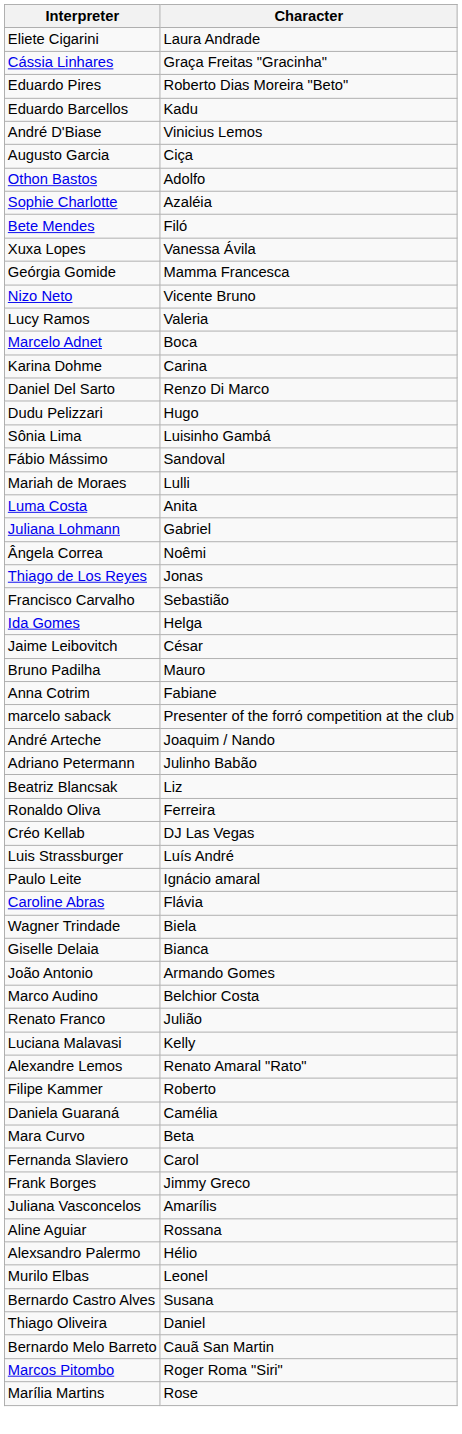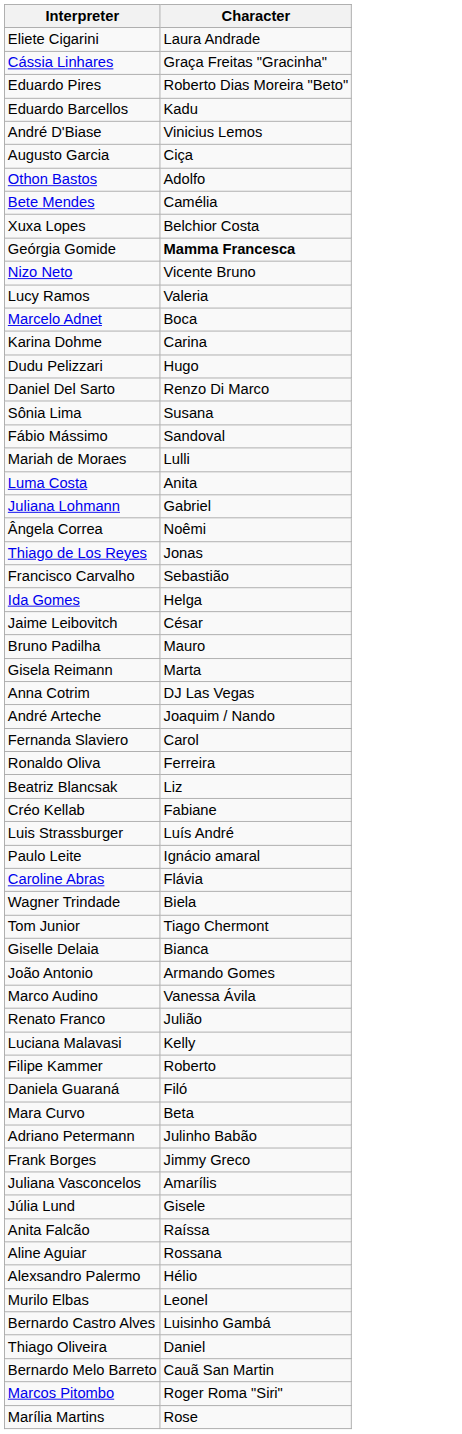- row: (63, 202)
(175, 226) Filó -> (191, 202) Camélia
(210, 249) Vanessa Ávila -> (211, 226) Belchior Costa
(227, 272) normal -> (229, 249) bold
rows swapped: (61, 389) <-> (55, 413)
(217, 436) Luisinho Gambá -> (189, 413) Susana
+ row: (60, 669)
(190, 693) Fabiane -> (209, 693) DJ Las Vegas
- row: (59, 716)
rows swapped: (71, 763) <-> (68, 1160)
rows swapped: (54, 809) <-> (63, 786)
(209, 833) DJ Las Vegas -> (190, 809) Fabiane
+ row: (44, 926)
(211, 996) Belchior Costa -> (210, 996) Vanessa Ávila
- row: (65, 1066)
(191, 1113) Camélia -> (175, 1090) Filó
+ row: (41, 1206)
+ row: (49, 1230)
(189, 1300) Susana -> (217, 1323) Luisinho Gambá
